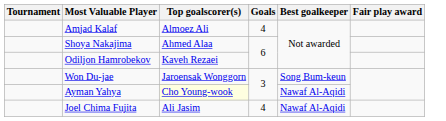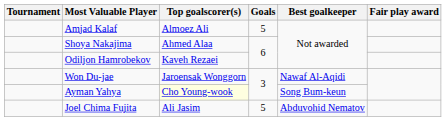(263, 28) 4 -> (263, 28) 5
(313, 76) Song Bum-keun -> (313, 76) Nawaf Al-Aqidi
(313, 92) Nawaf Al-Aqidi -> (313, 92) Song Bum-keun
(263, 108) 4 -> (263, 108) 5
(313, 108) Nawaf Al-Aqidi -> (322, 108) Abduvohid Nematov
